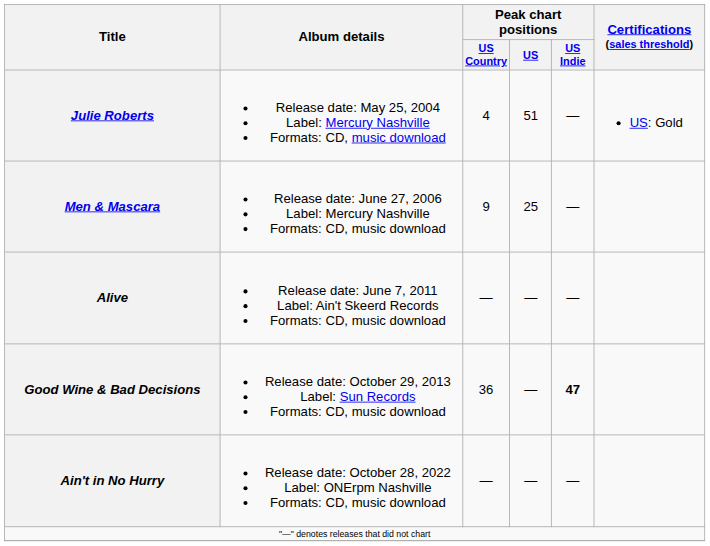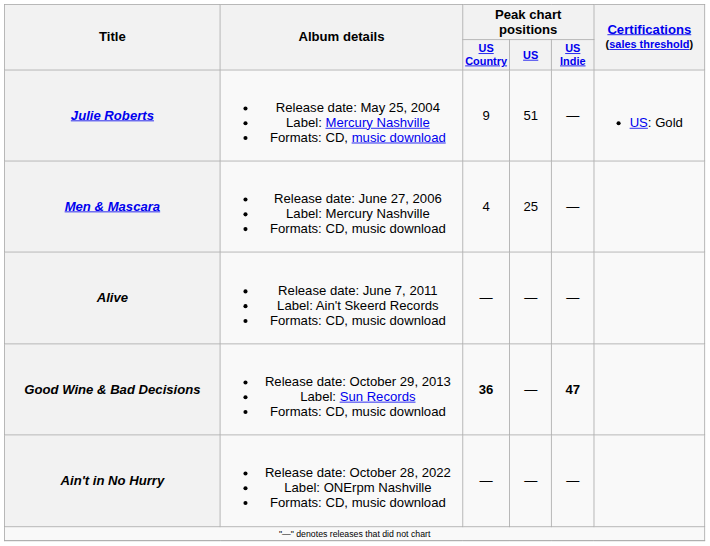(486, 115) 4 -> (486, 115) 9
(486, 206) 9 -> (486, 206) 4
(486, 389) normal -> (486, 389) bold
